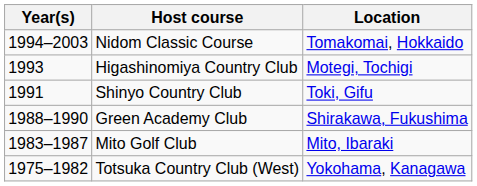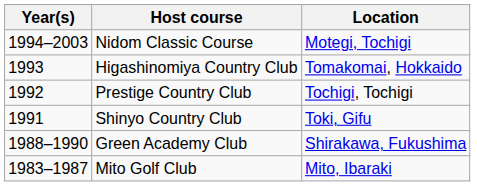(385, 43) Tomakomai, Hokkaido -> (358, 43) Motegi, Tochigi
(359, 68) Motegi, Tochigi -> (383, 68) Tomakomai, Hokkaido
+ row: (173, 93)
- row: (197, 169)
